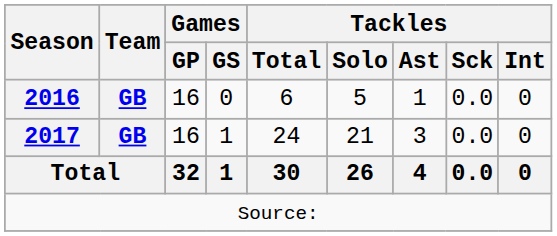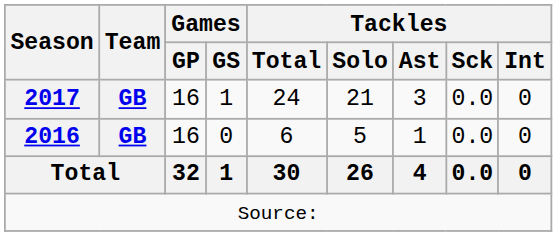rows swapped: (52, 99) <-> (52, 137)
